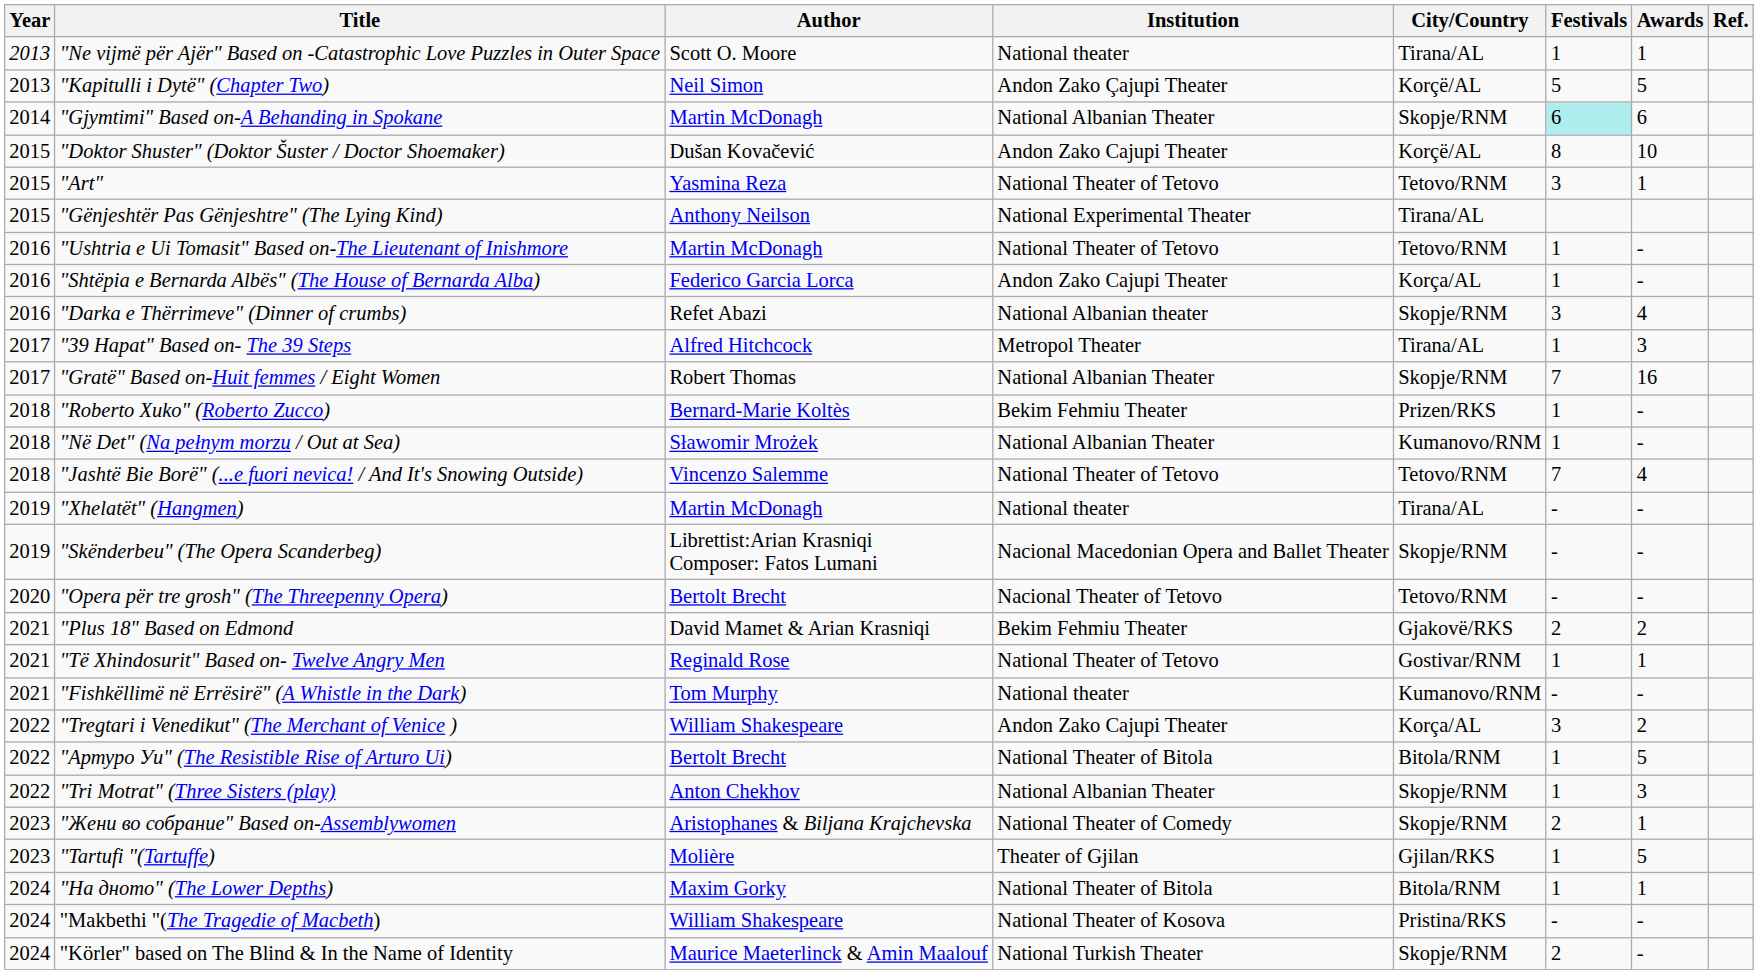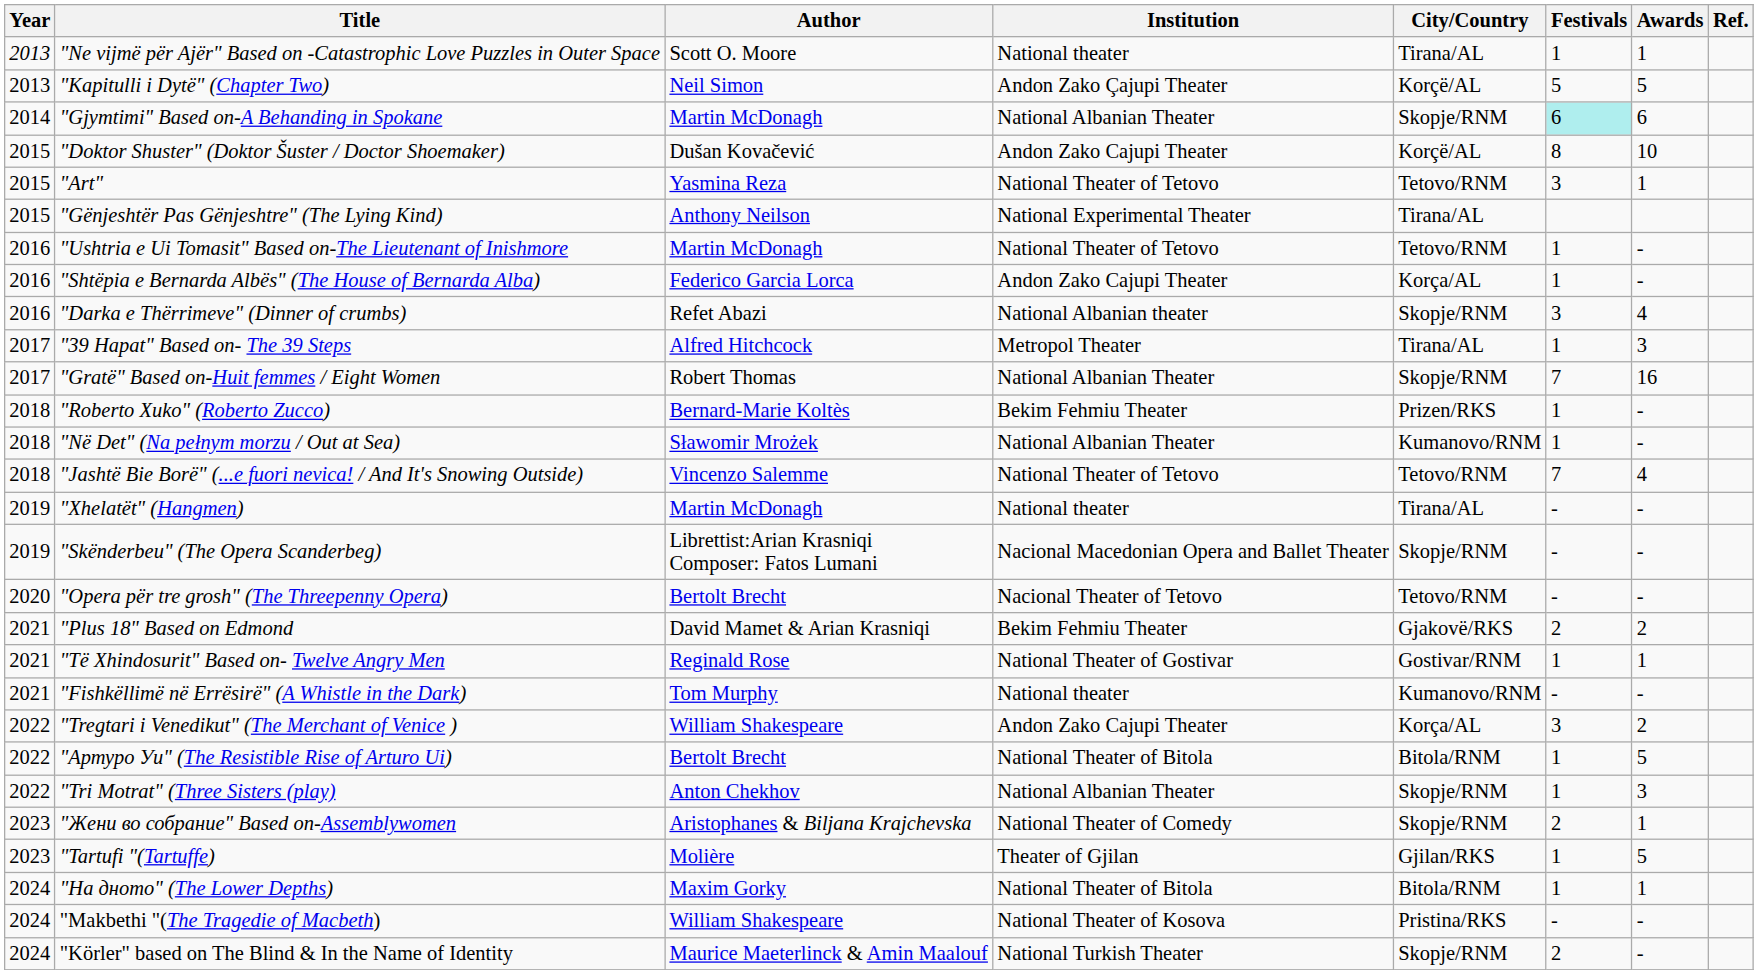(1108, 660) National Theater of Tetovo -> (1115, 660) National Theater of Gostivar
